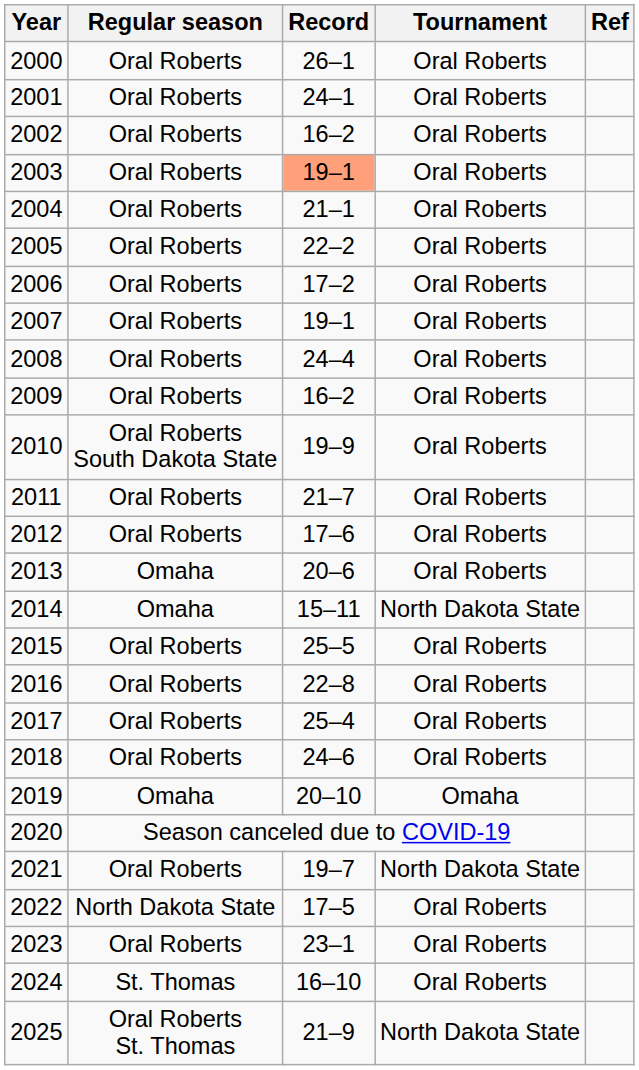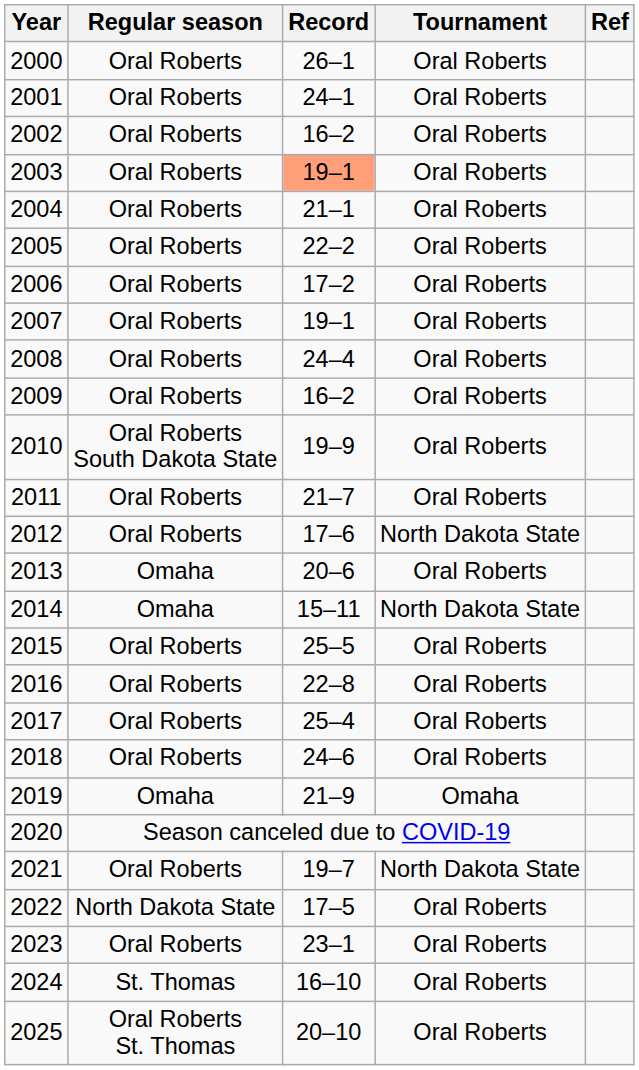(480, 534) Oral Roberts -> (480, 534) North Dakota State
(329, 795) 20–10 -> (329, 795) 21–9
(329, 1032) 21–9 -> (329, 1032) 20–10
(480, 1032) North Dakota State -> (480, 1032) Oral Roberts
